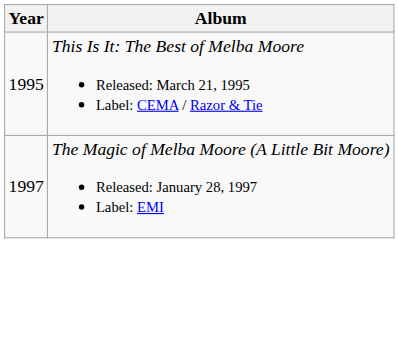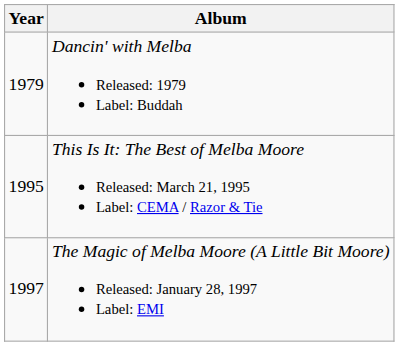+ row: (221, 75)
